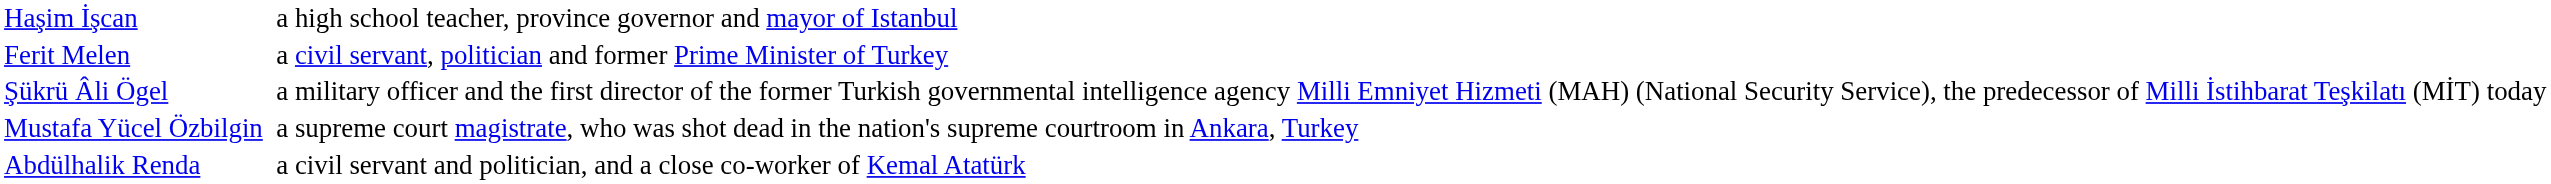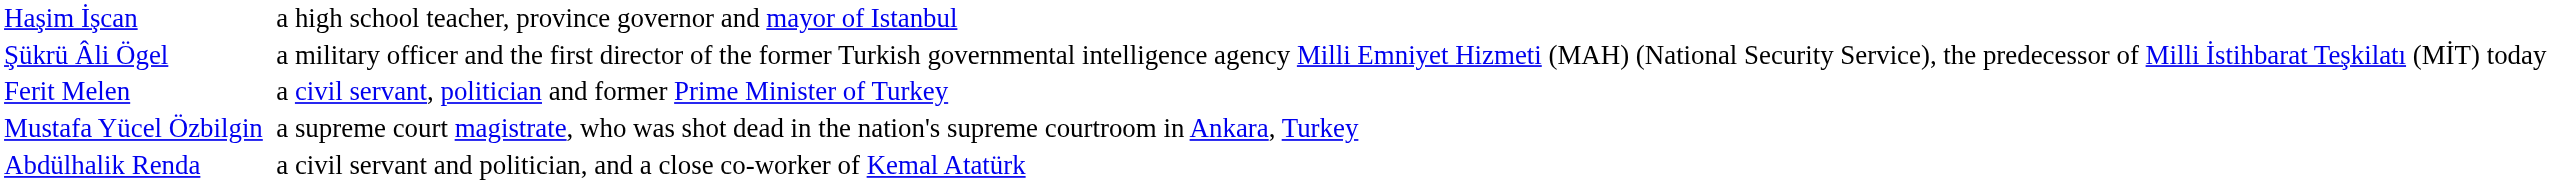rows swapped: (67, 54) <-> (86, 91)
